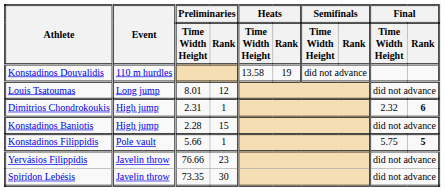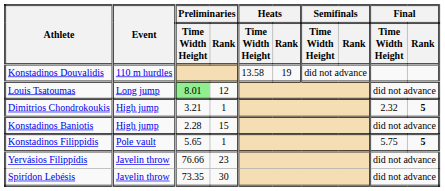(193, 91) no background -> (193, 91) lightgreen background
(193, 108) 2.31 -> (193, 108) 3.21
(423, 108) 6 -> (423, 108) 5
(193, 143) 5.66 -> (193, 143) 5.65
